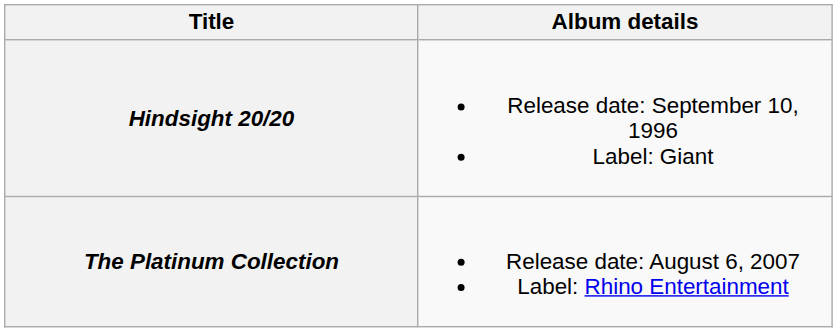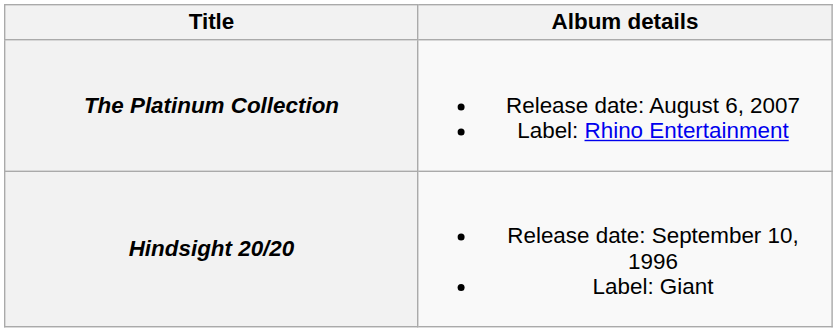rows swapped: (211, 117) <-> (211, 261)
